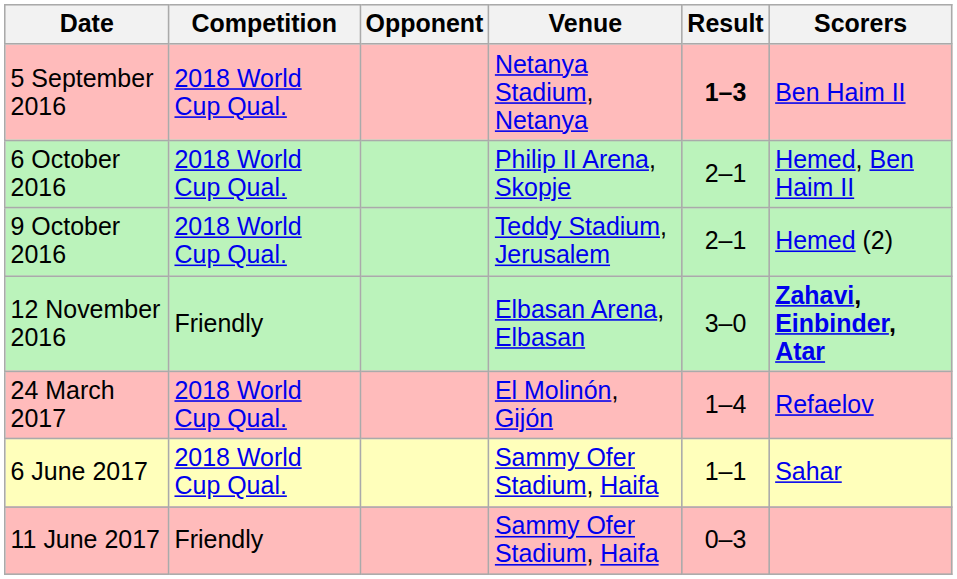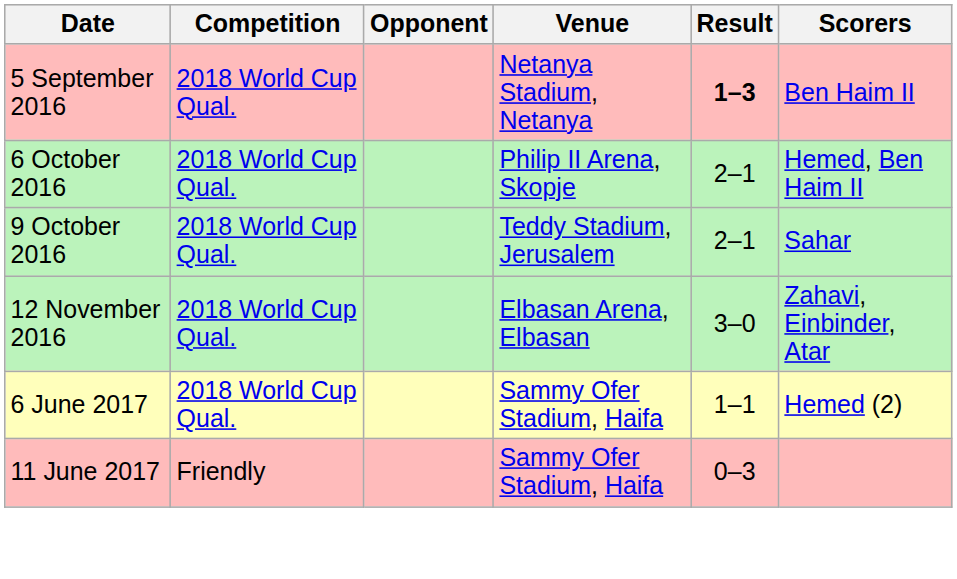(834, 241) Hemed (2) -> (818, 241) Sahar
(219, 323) Friendly -> (267, 323) 2018 World Cup Qual.
(835, 323) bold -> (840, 323) normal
- row: (63, 404)
(808, 472) Sahar -> (843, 404) Hemed (2)
